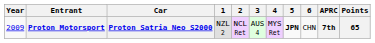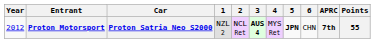(15, 28) 2009 -> (15, 28) 2012
(257, 27) normal -> (257, 28) bold
(355, 28) 65 -> (355, 28) 55
